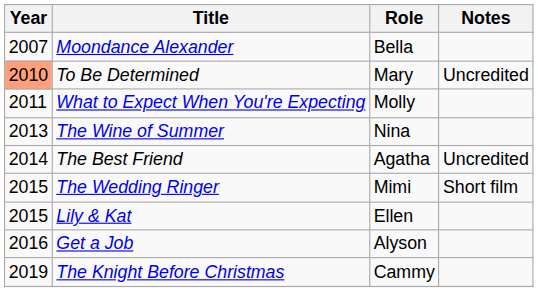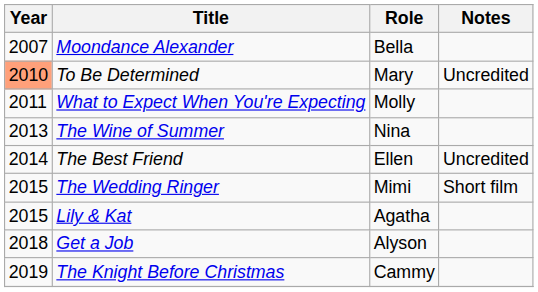(402, 159) Agatha -> (393, 159) Ellen
(393, 215) Ellen -> (402, 215) Agatha
(28, 243) 2016 -> (28, 243) 2018
